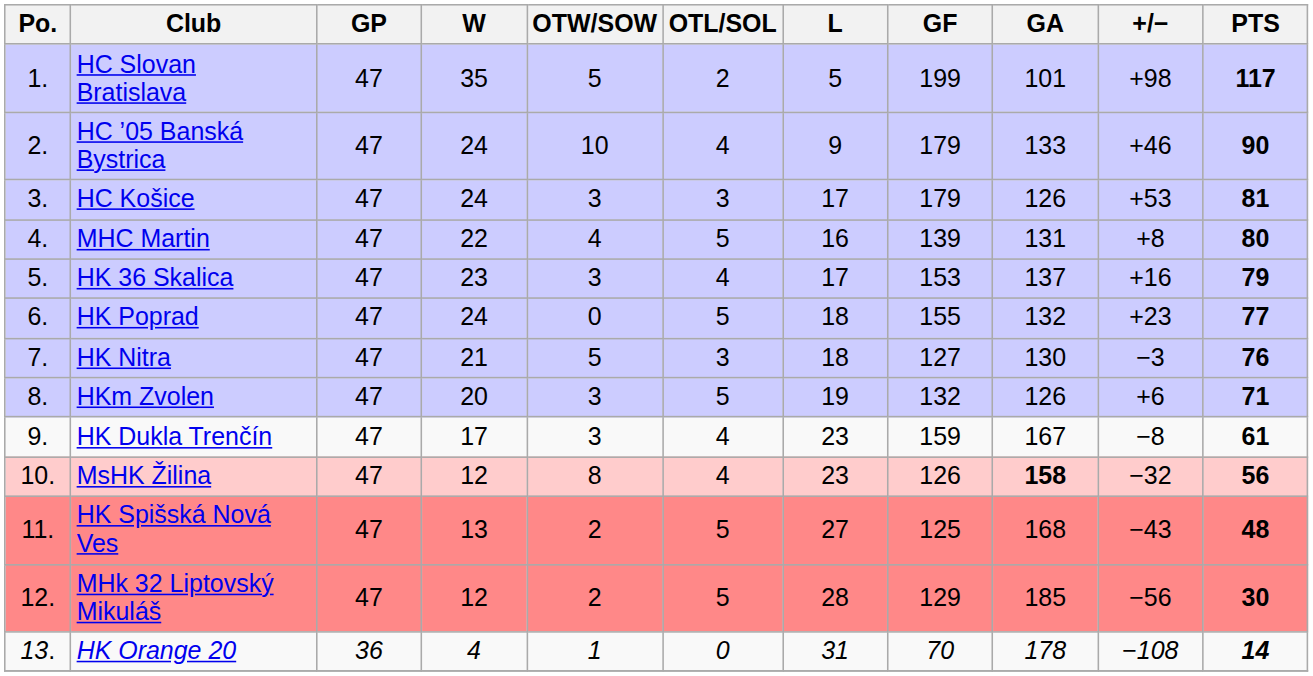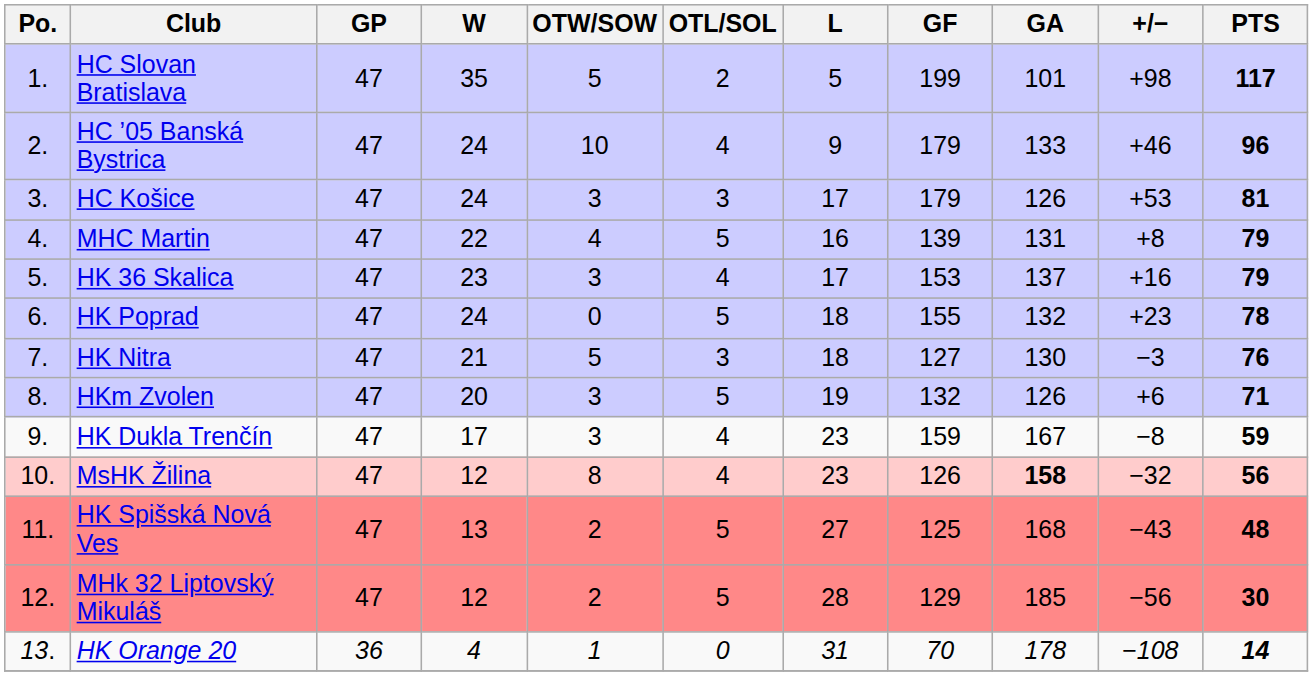(1255, 145) 90 -> (1255, 145) 96
(1255, 238) 80 -> (1255, 238) 79
(1255, 317) 77 -> (1255, 317) 78
(1255, 436) 61 -> (1255, 436) 59
